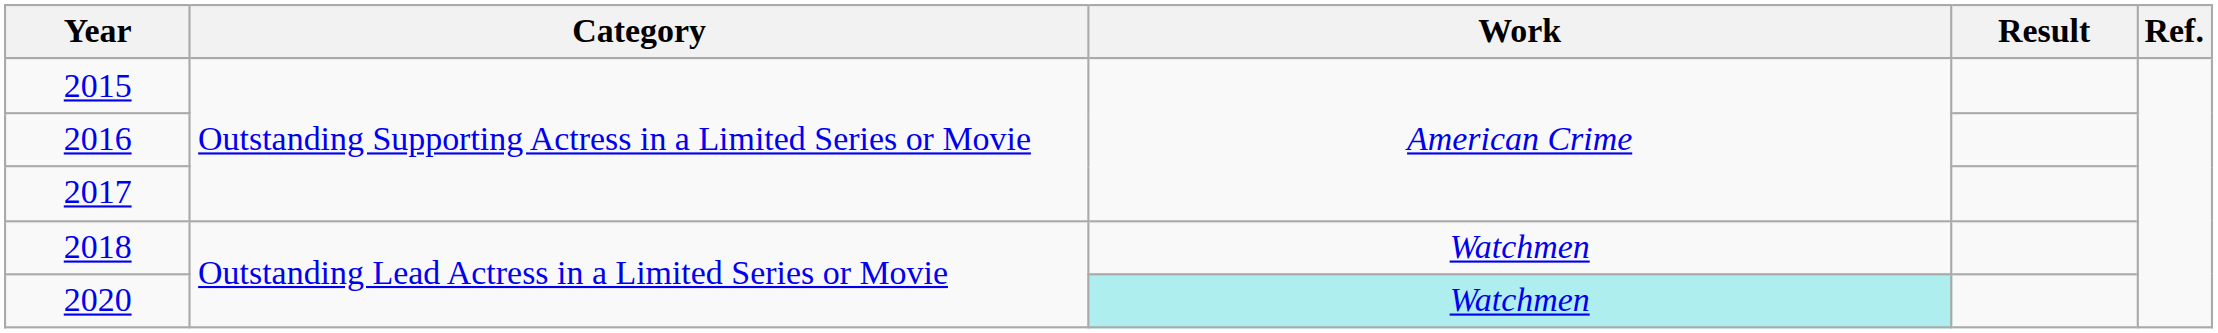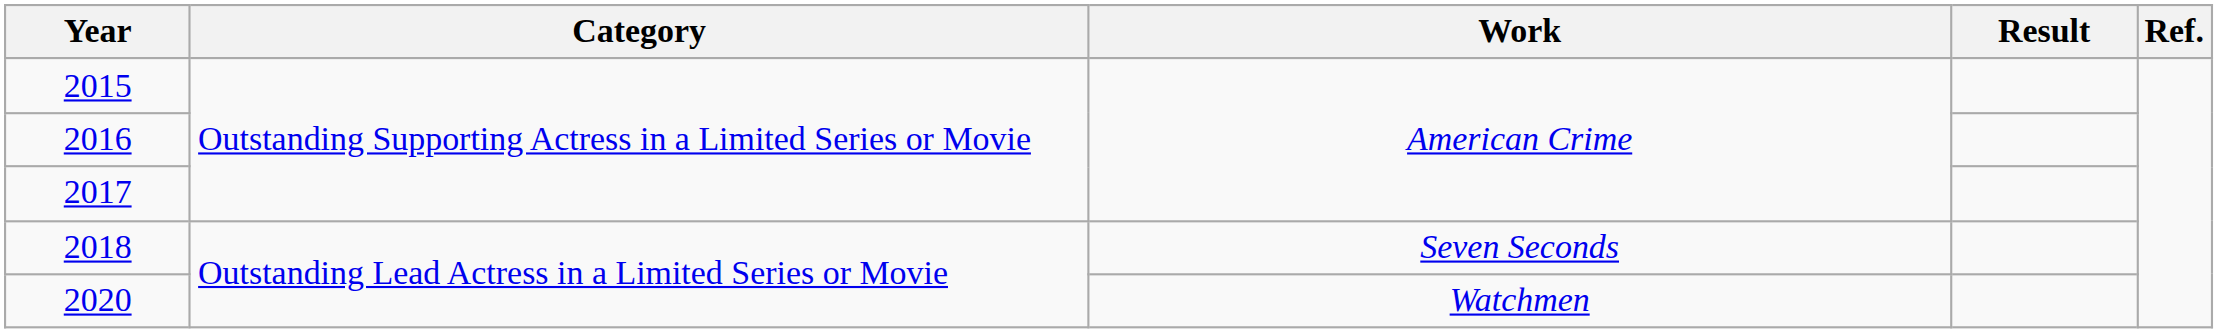(1520, 246) Watchmen -> (1520, 246) Seven Seconds
(1520, 300) paleturquoise background -> (1520, 300) no background
